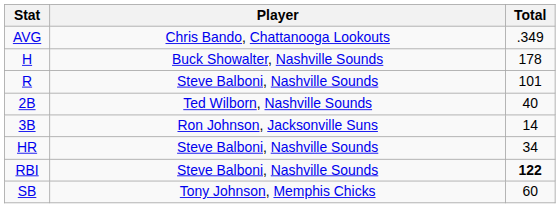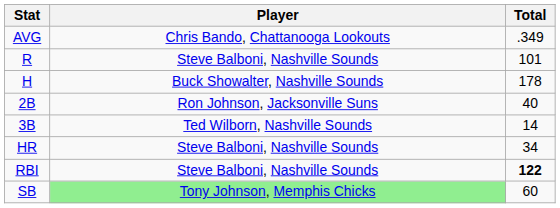rows swapped: (27, 59) <-> (27, 81)
(278, 103) Ted Wilborn, Nashville Sounds -> (278, 103) Ron Johnson, Jacksonville Suns
(278, 125) Ron Johnson, Jacksonville Suns -> (278, 125) Ted Wilborn, Nashville Sounds
(278, 192) no background -> (278, 192) lightgreen background
